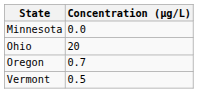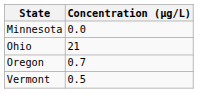(74, 46) 20 -> (74, 46) 21
